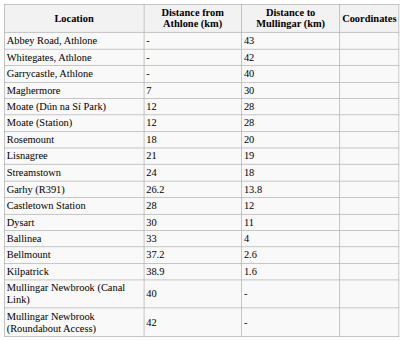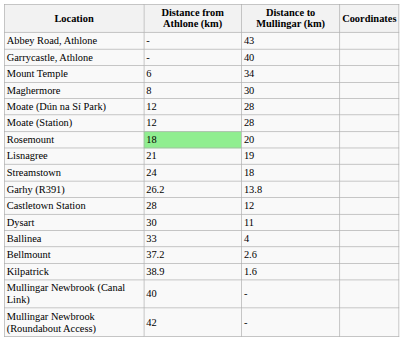- row: (49, 57)
+ row: (37, 73)
(149, 90) 7 -> (149, 90) 8
(151, 139) no background -> (151, 139) lightgreen background
